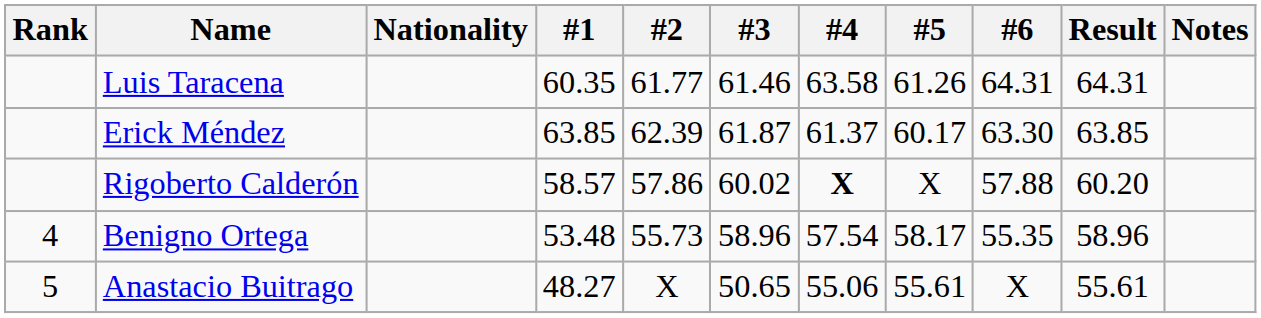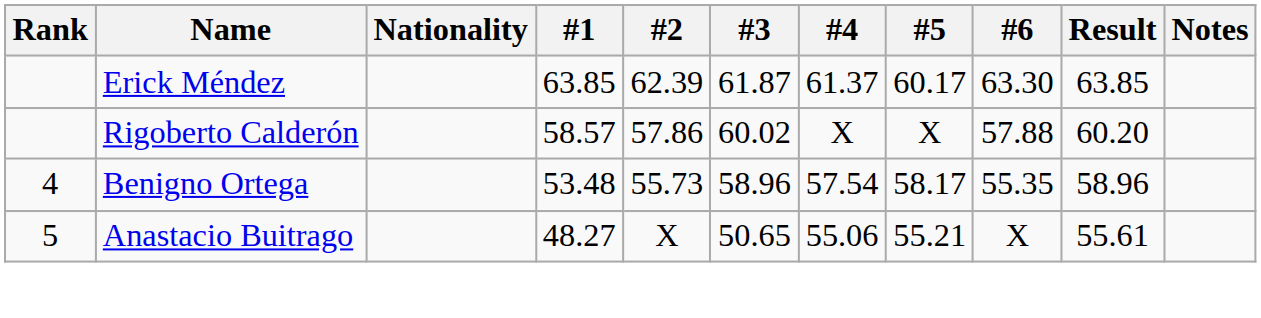- row: (193, 81)
(842, 183) bold -> (842, 132) normal
(930, 286) 55.61 -> (930, 235) 55.21
